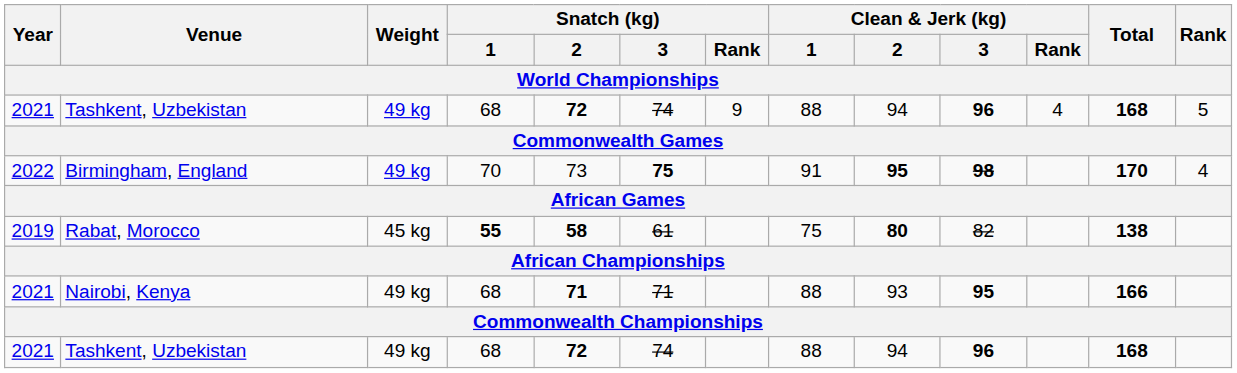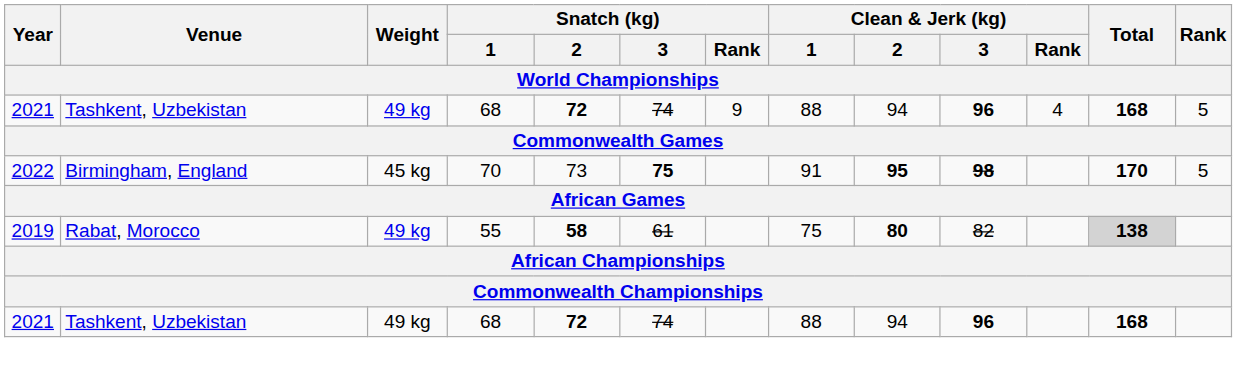(407, 170) 49 kg -> (407, 170) 45 kg
(1203, 170) 4 -> (1203, 170) 5
(407, 230) 45 kg -> (407, 230) 49 kg
(490, 230) bold -> (490, 230) normal
(1132, 230) no background -> (1132, 230) lightgrey background
- row: (33, 291)
